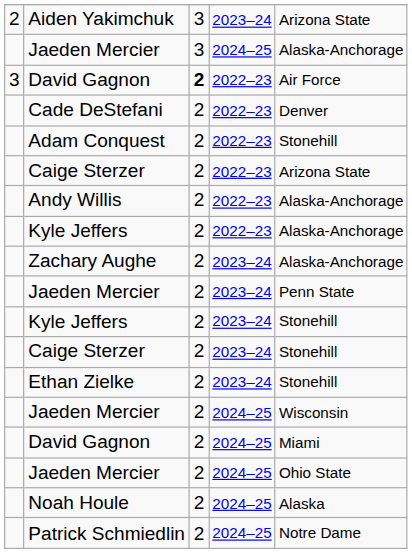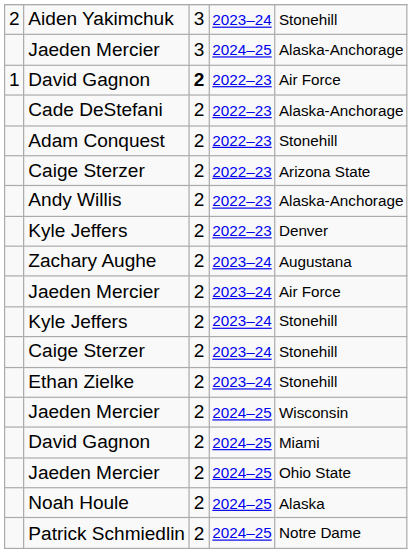(325, 20) Arizona State -> (308, 20) Stonehill
(14, 79) 3 -> (14, 79) 1
(303, 110) Denver -> (341, 110) Alaska-Anchorage
(341, 231) Alaska-Anchorage -> (303, 231) Denver
(341, 261) Alaska-Anchorage -> (315, 261) Augustana
(317, 291) Penn State -> (310, 291) Air Force
